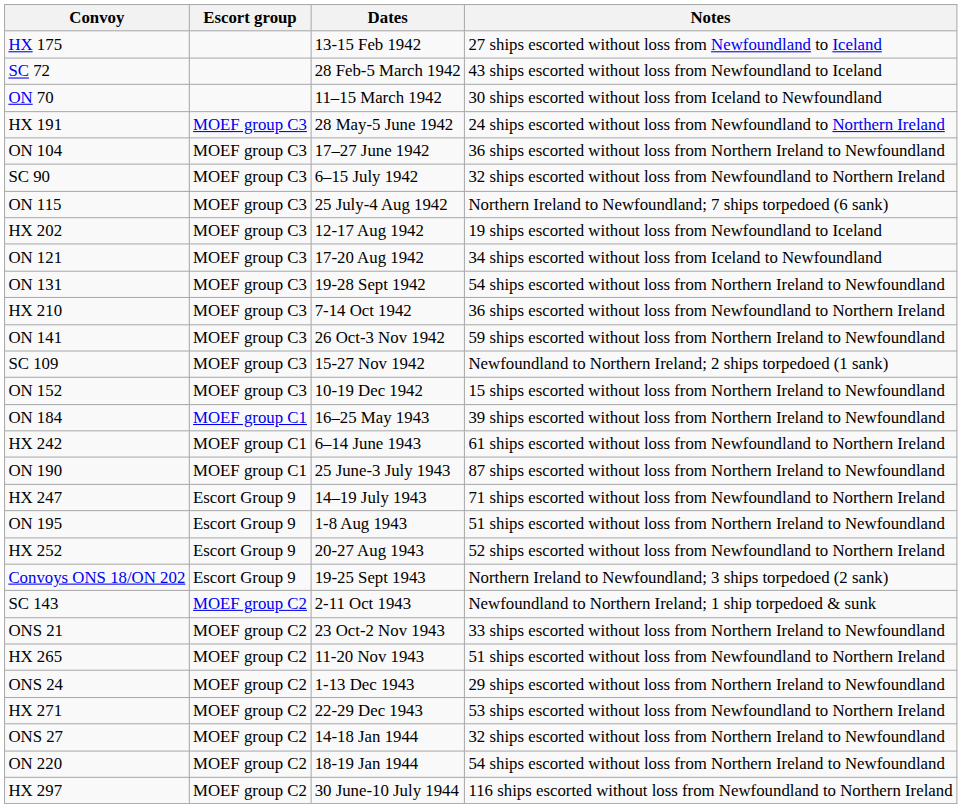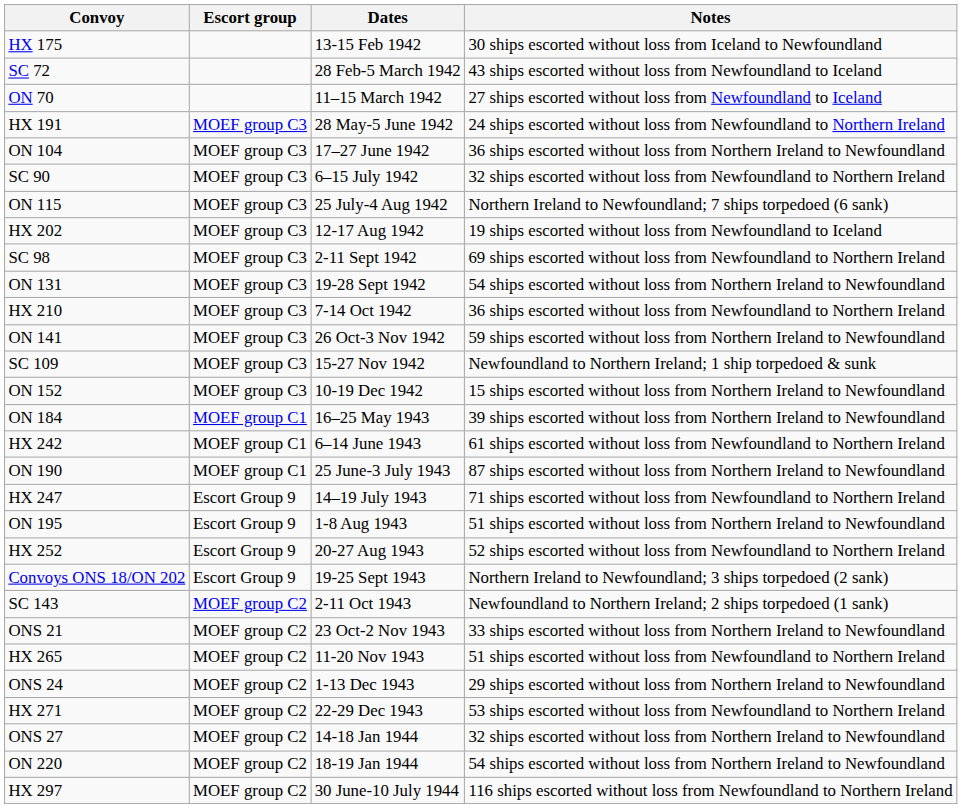(675, 44) 27 ships escorted without loss from Newfoundland to Iceland -> (675, 44) 30 ships escorted without loss from Iceland to Newfoundland
(675, 97) 30 ships escorted without loss from Iceland to Newfoundland -> (675, 97) 27 ships escorted without loss from Newfoundland to Iceland
- row: (35, 257)
+ row: (29, 257)
(678, 364) Newfoundland to Northern Ireland; 2 ships torpedoed (1 sank) -> (672, 364) Newfoundland to Northern Ireland; 1 ship torpedoed & sunk
(672, 603) Newfoundland to Northern Ireland; 1 ship torpedoed & sunk -> (678, 603) Newfoundland to Northern Ireland; 2 ships torpedoed (1 sank)
